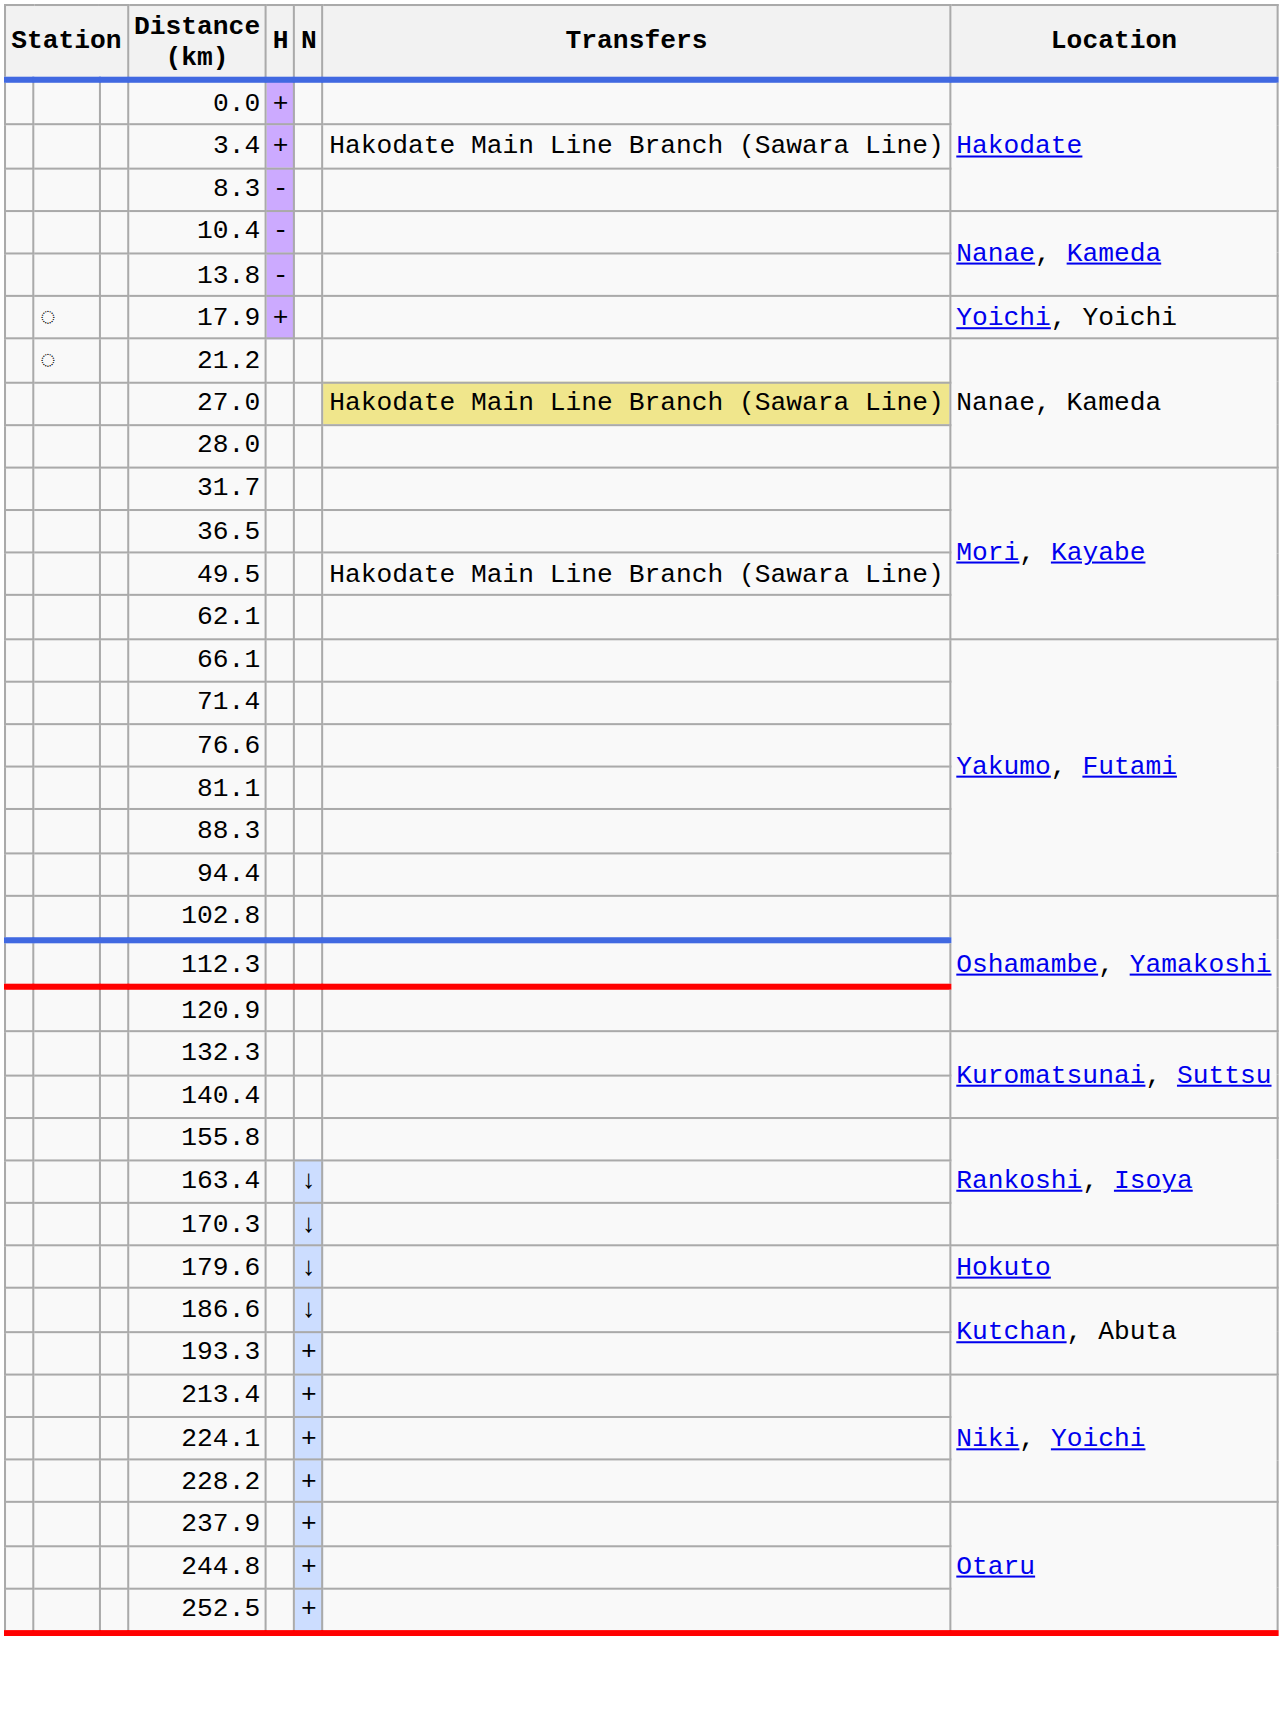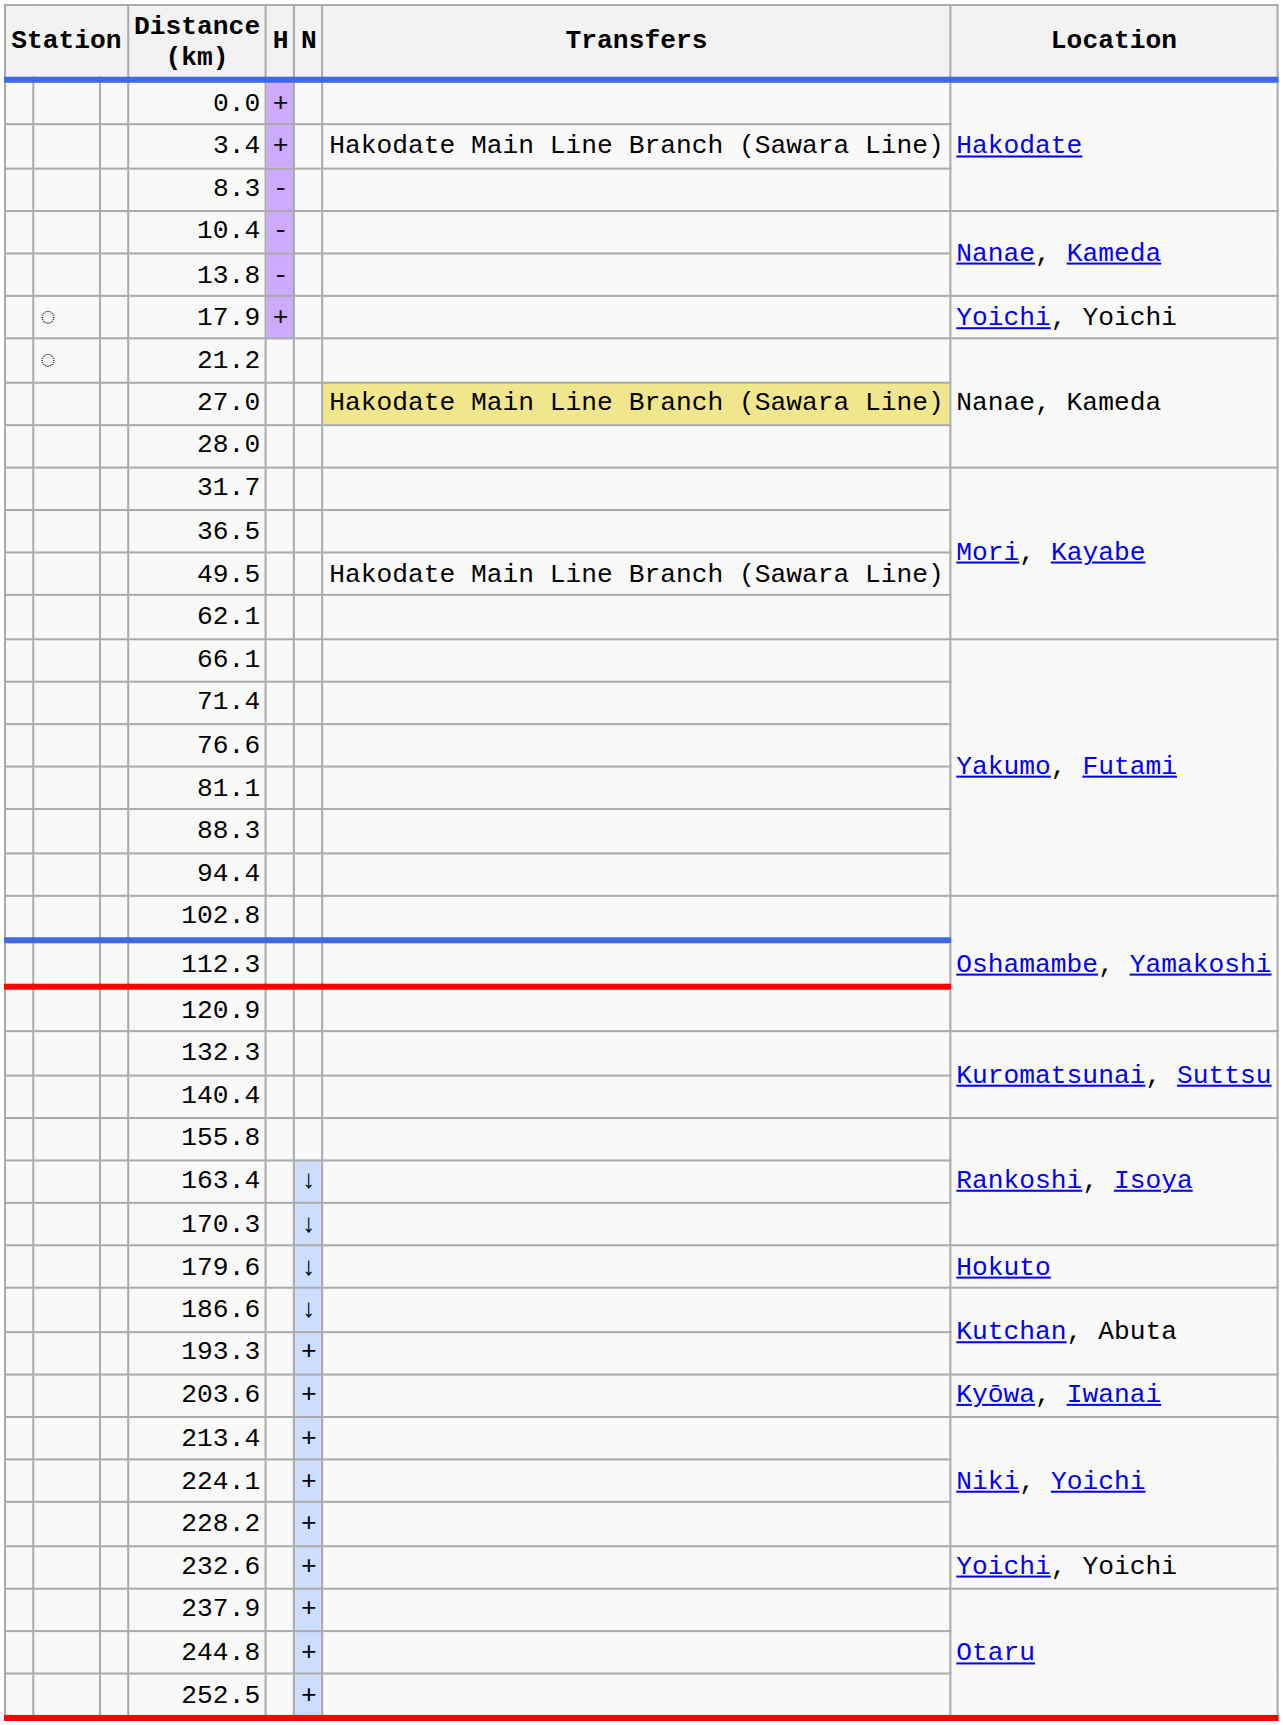+ row: (221, 1396)
+ row: (221, 1567)
